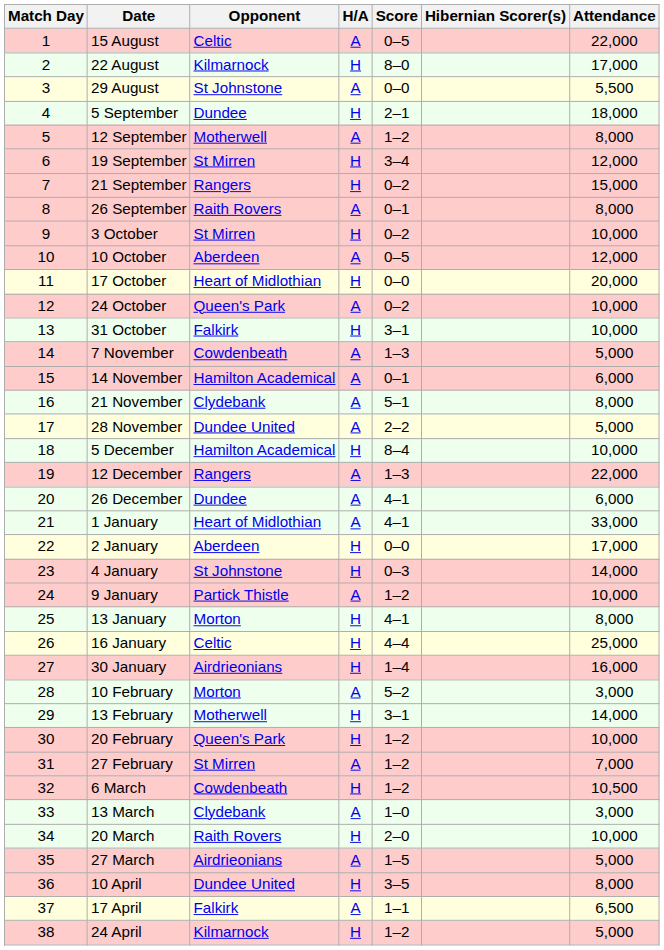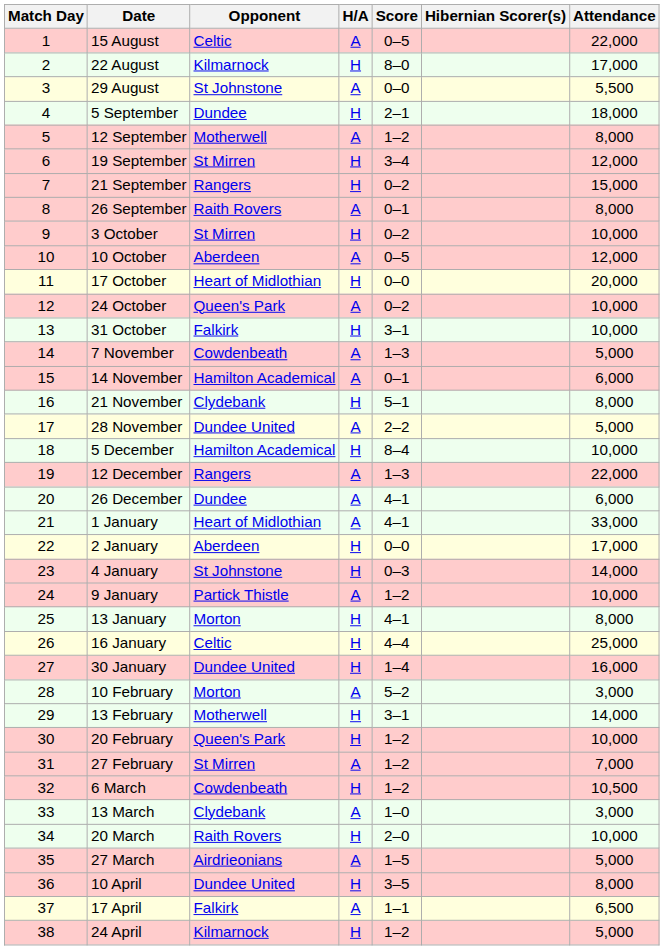(356, 402) A -> (356, 402) H
(238, 667) Airdrieonians -> (244, 667) Dundee United
